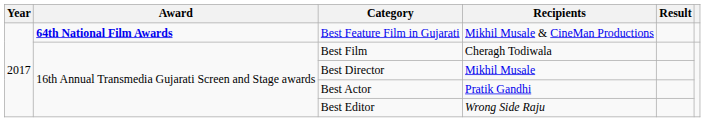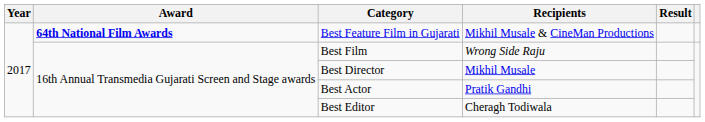(508, 51) Cheragh Todiwala -> (505, 51) Wrong Side Raju
(505, 107) Wrong Side Raju -> (508, 107) Cheragh Todiwala
